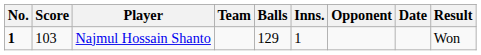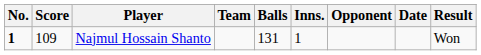(46, 38) 103 -> (46, 38) 109
(268, 38) 129 -> (268, 38) 131
